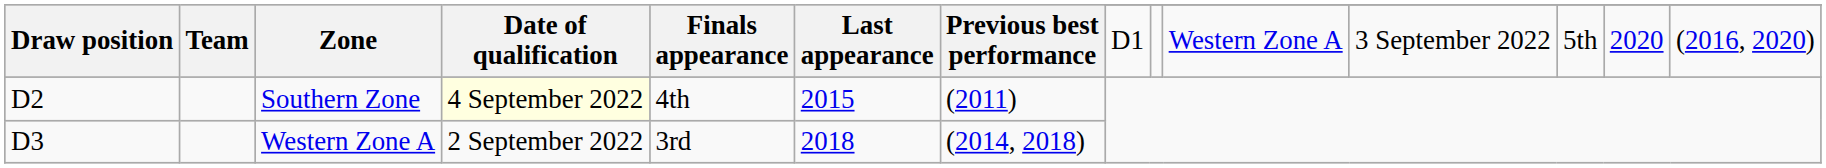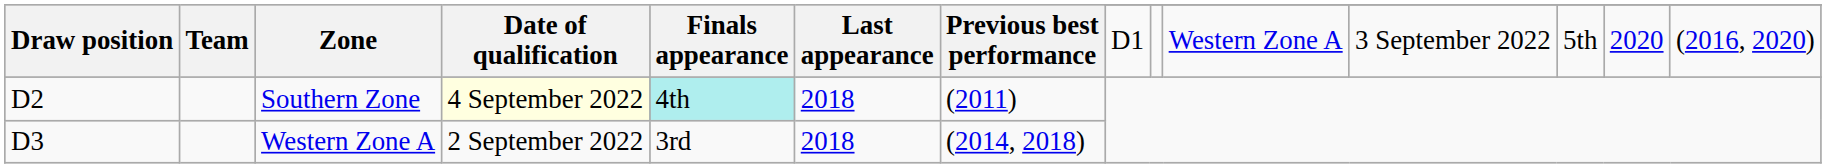(673, 98) no background -> (673, 98) paleturquoise background
(828, 98) 2015 -> (828, 98) 2018
